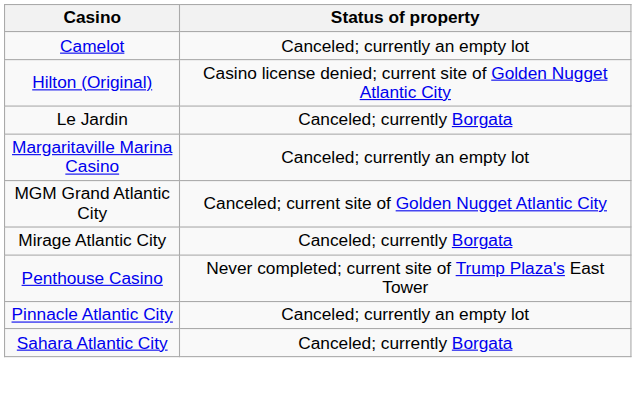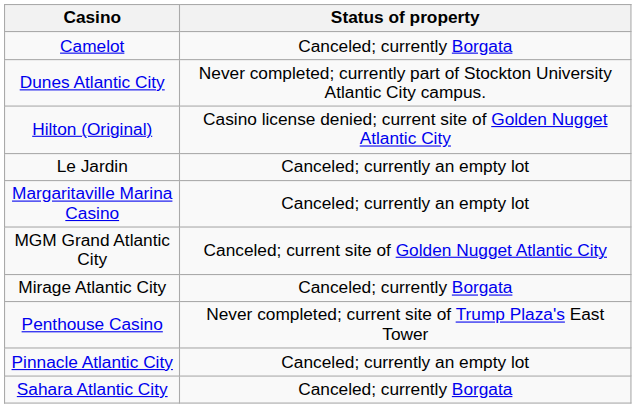(405, 45) Canceled; currently an empty lot -> (405, 45) Canceled; currently Borgata
+ row: (92, 82)
(405, 119) Canceled; currently Borgata -> (405, 166) Canceled; currently an empty lot
